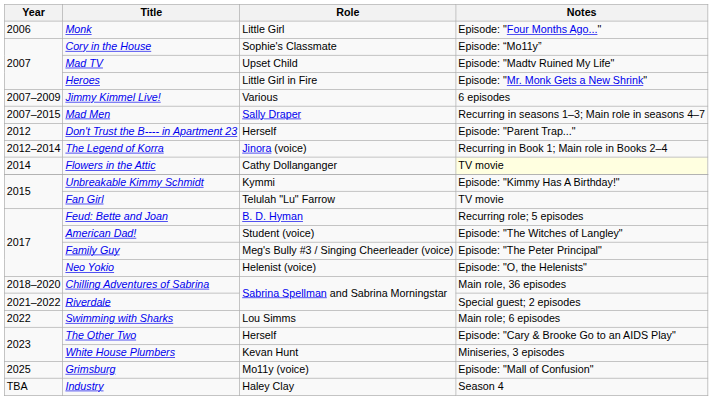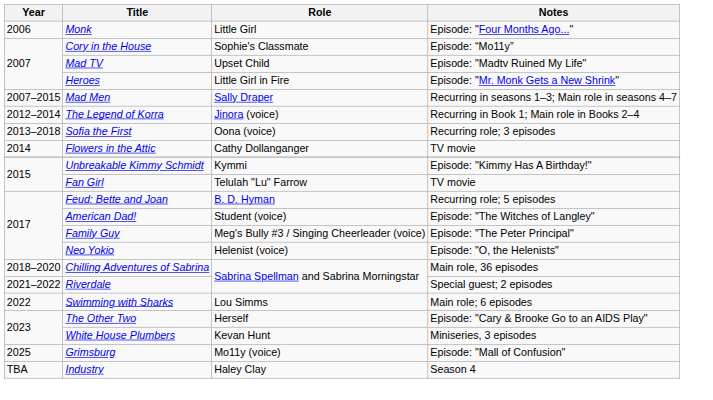- row: (113, 98)
- row: (151, 132)
+ row: (98, 132)
(481, 166) lightyellow background -> (453, 149) no background
